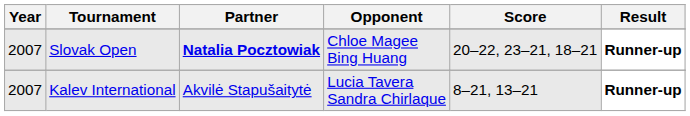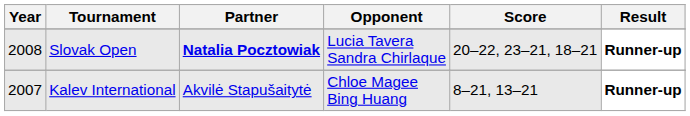(25, 50) 2007 -> (25, 50) 2008
(373, 50) Chloe Magee Bing Huang -> (387, 50) Lucia Tavera Sandra Chirlaque
(387, 91) Lucia Tavera Sandra Chirlaque -> (373, 91) Chloe Magee Bing Huang
